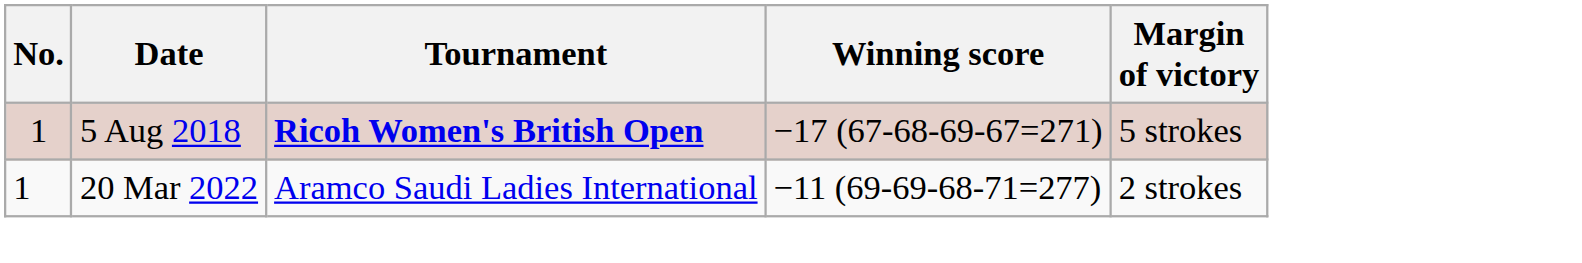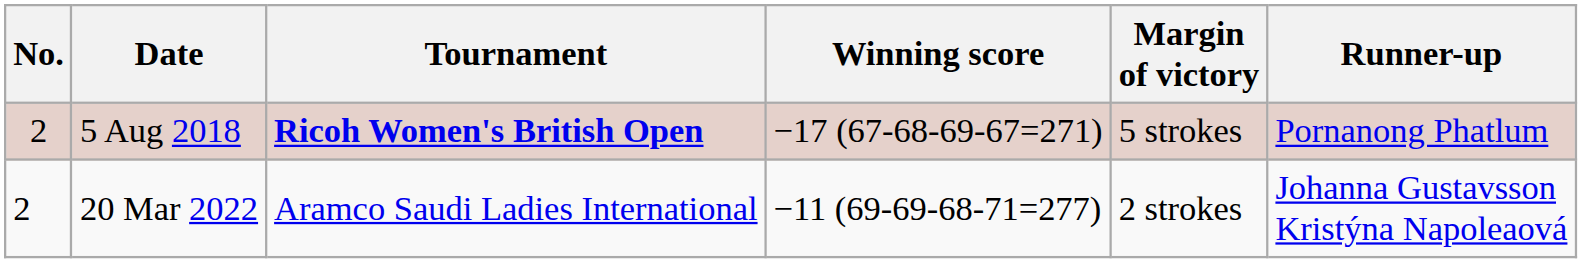+ column: (1421, 53)
(39, 130) 1 -> (39, 130) 2
(22, 187) 1 -> (22, 208) 2
